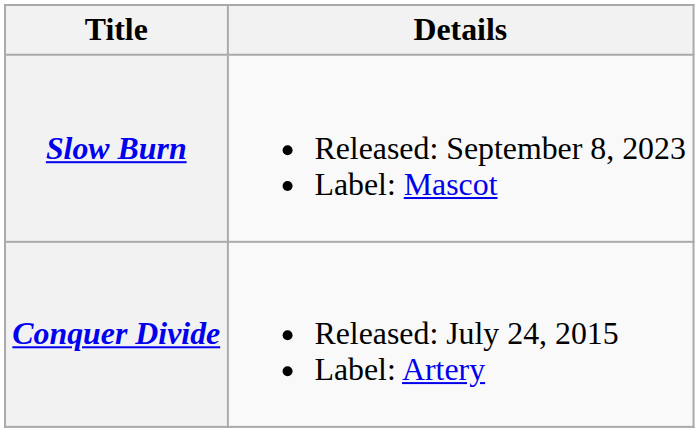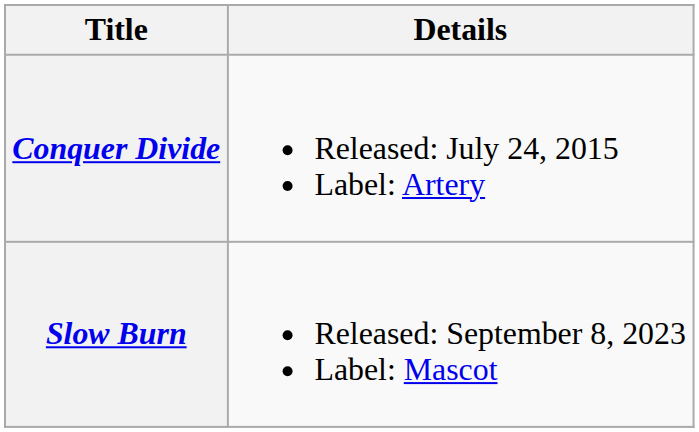rows swapped: (116, 333) <-> (116, 147)
